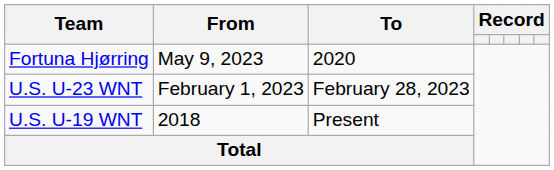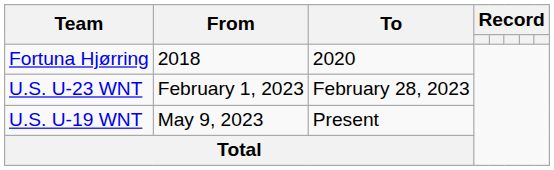(210, 59) May 9, 2023 -> (179, 59) 2018
(179, 119) 2018 -> (210, 119) May 9, 2023
